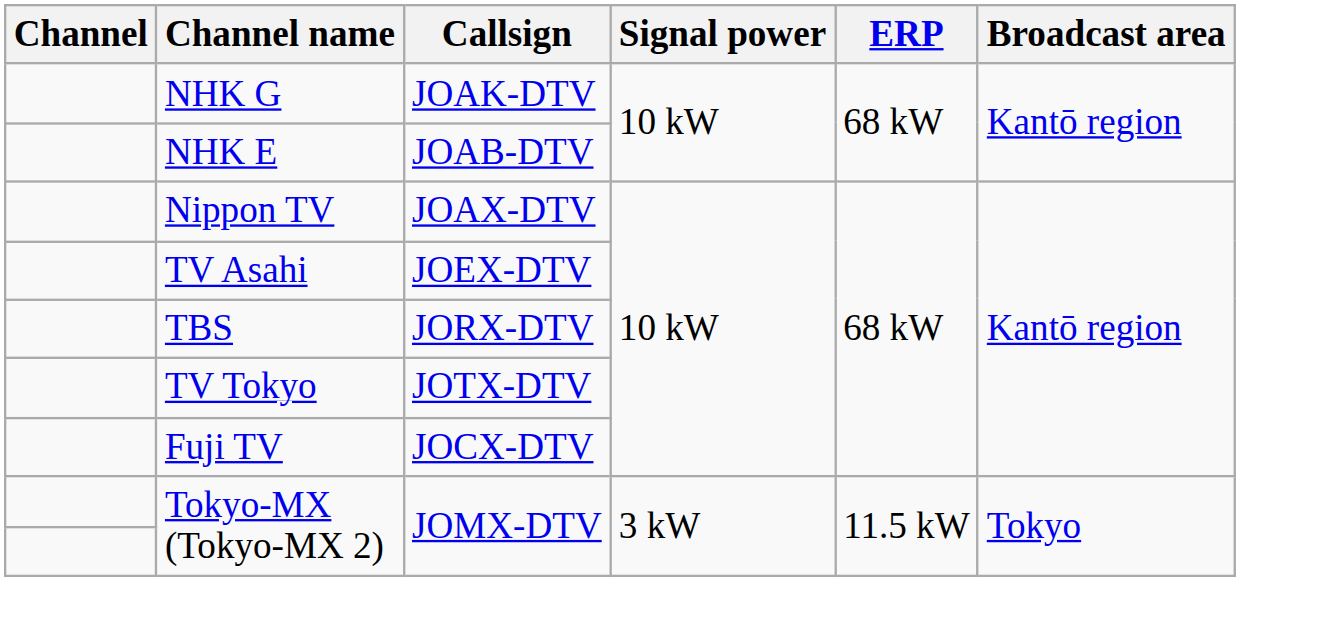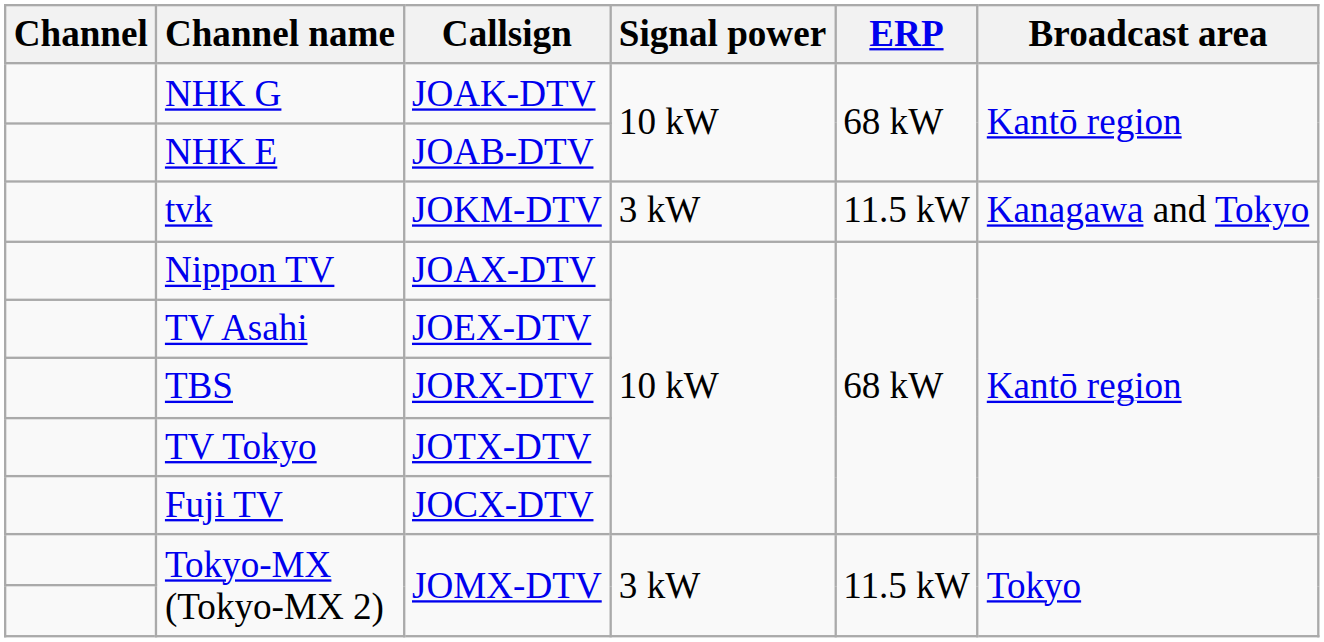+ row: (189, 210)
